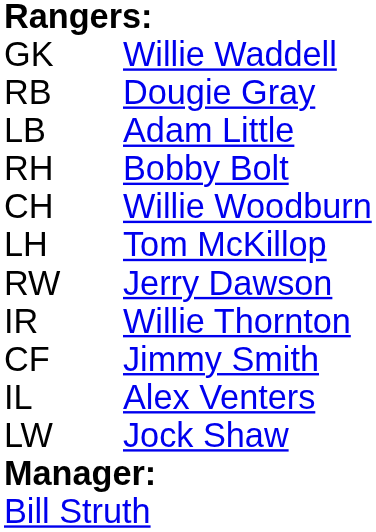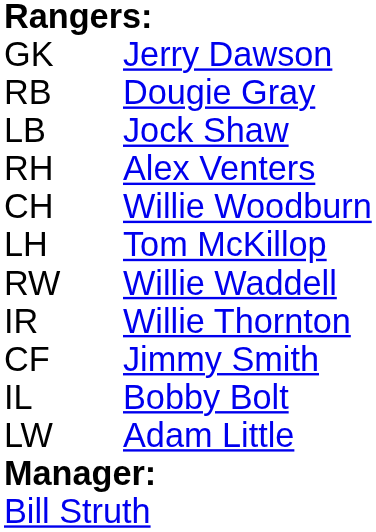(230, 54) Willie Waddell -> (228, 54) Jerry Dawson
(209, 130) Adam Little -> (206, 130) Jock Shaw
(206, 168) Bobby Bolt -> (219, 168) Alex Venters
(228, 283) Jerry Dawson -> (230, 283) Willie Waddell
(219, 397) Alex Venters -> (206, 397) Bobby Bolt
(206, 435) Jock Shaw -> (209, 435) Adam Little
